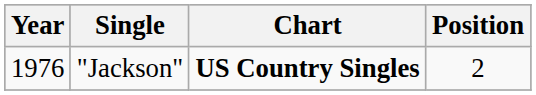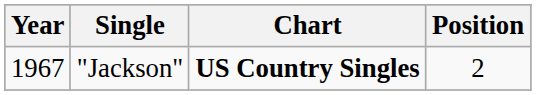(38, 68) 1976 -> (38, 68) 1967
